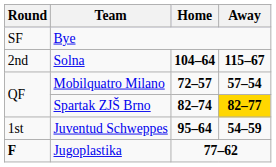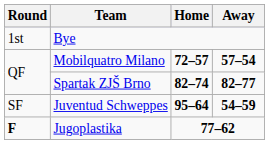(15, 38) SF -> (16, 38) 1st
- row: (69, 61)
(245, 106) gold background -> (238, 83) no background
(16, 128) 1st -> (15, 106) SF
